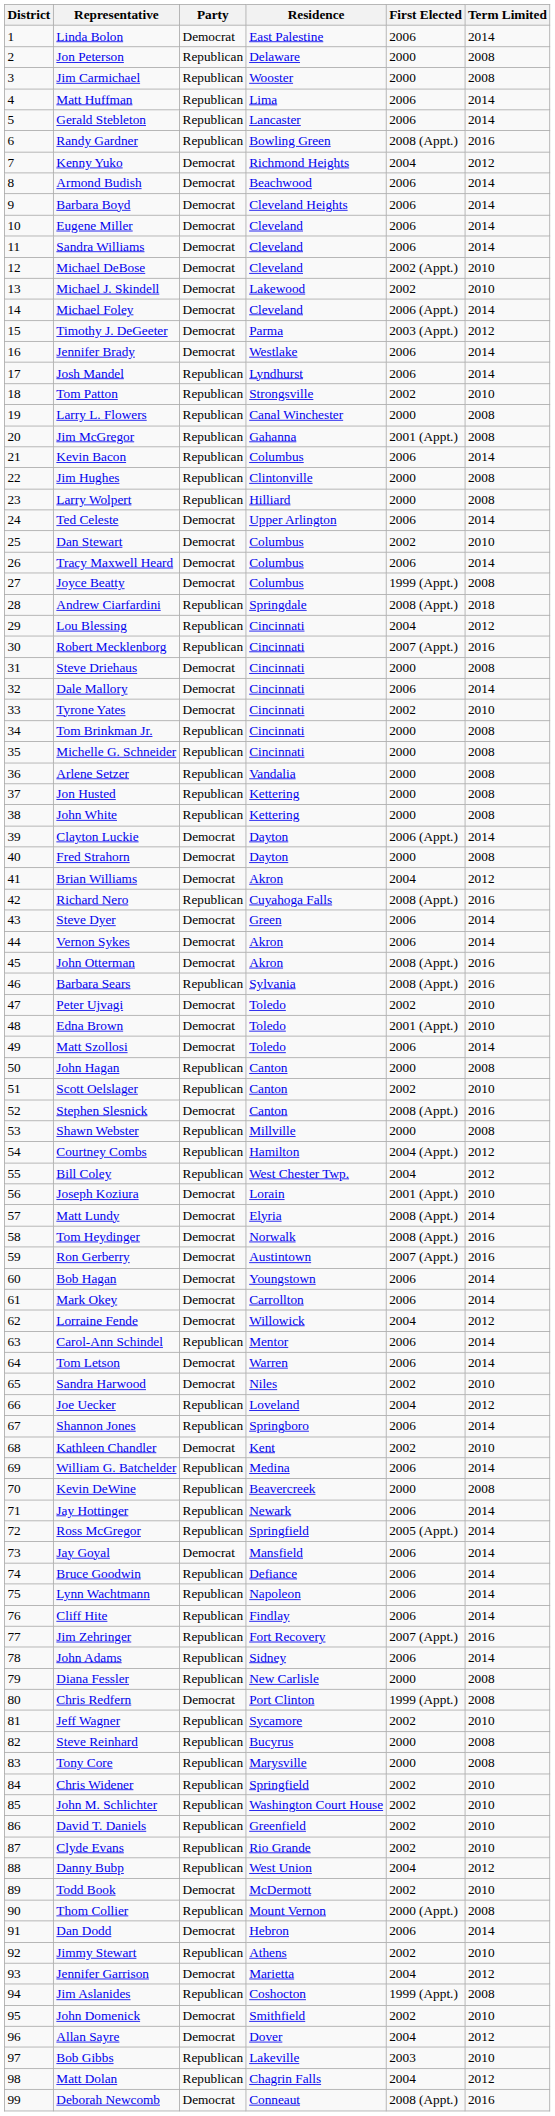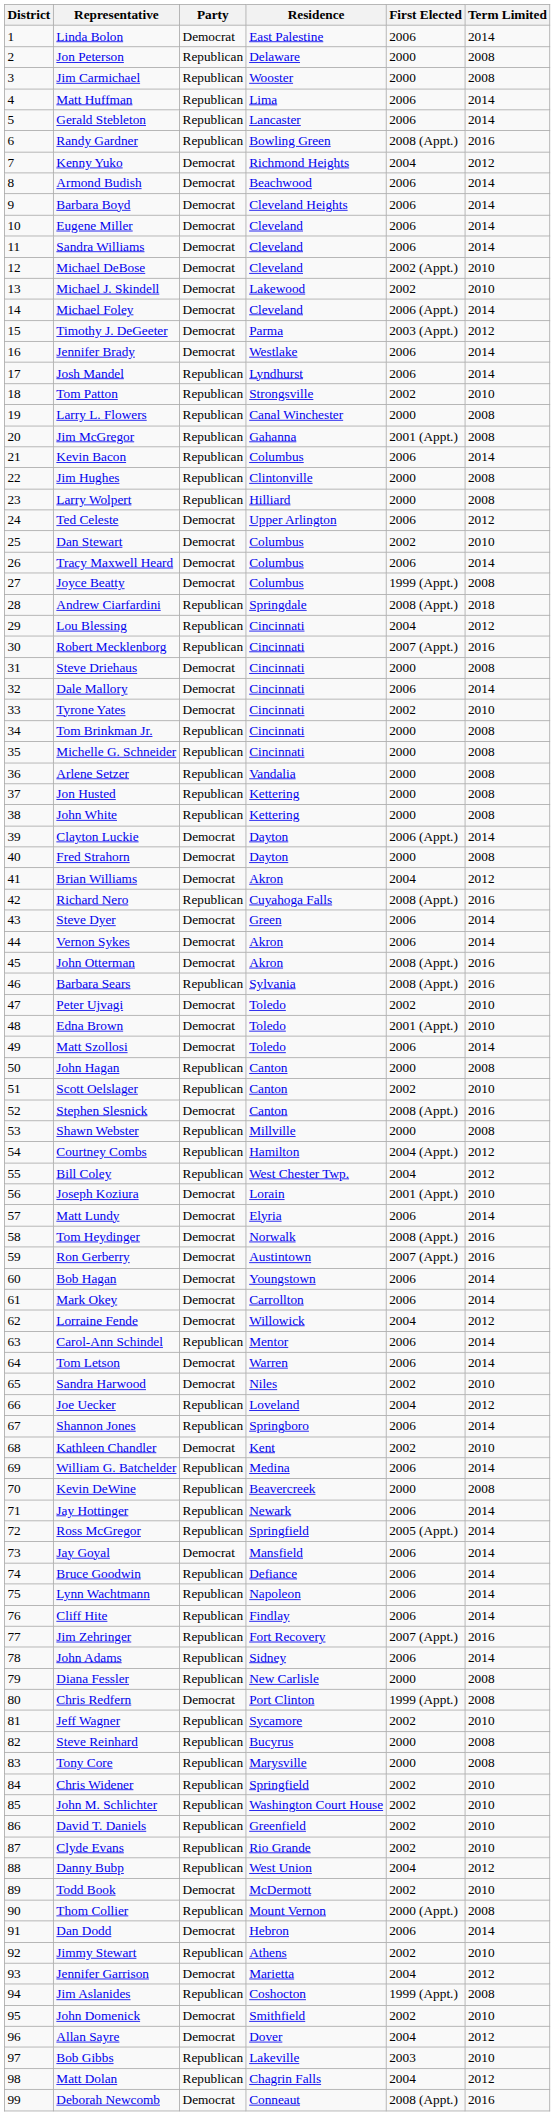(481, 520) 2014 -> (481, 520) 2012
(424, 1215) 2008 (Appt.) -> (402, 1215) 2006
